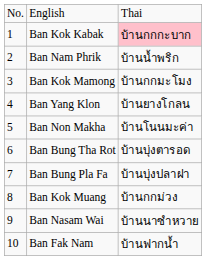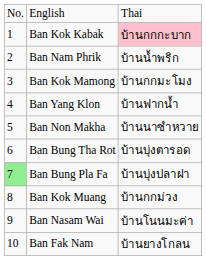(156, 104) บ้านยางโกลน -> (150, 104) บ้านฟากน้ำ
(157, 128) บ้านโนนมะค่า -> (160, 128) บ้านนาซำหวาย
(10, 174) no background -> (10, 174) lightgreen background
(160, 221) บ้านนาซำหวาย -> (157, 221) บ้านโนนมะค่า
(150, 244) บ้านฟากน้ำ -> (156, 244) บ้านยางโกลน
